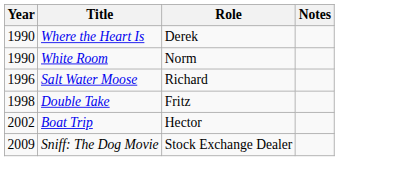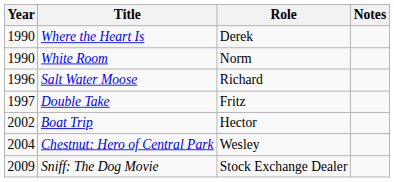(21, 101) 1998 -> (21, 101) 1997
+ row: (127, 144)
